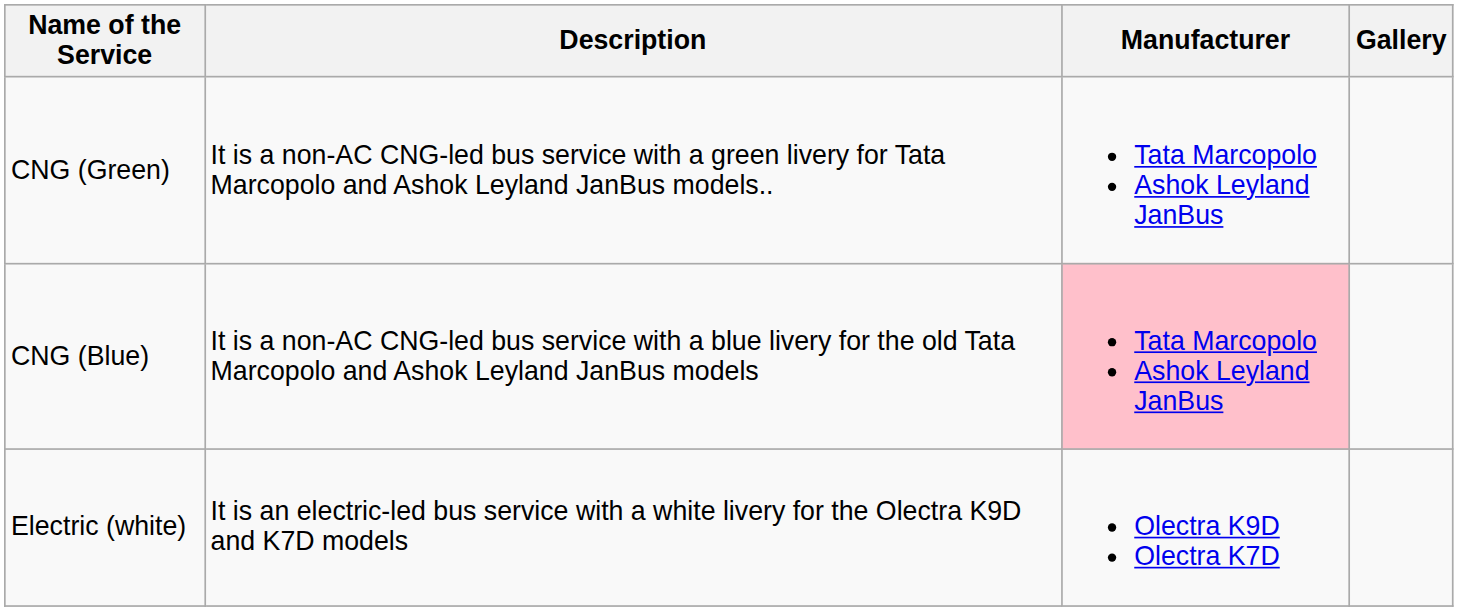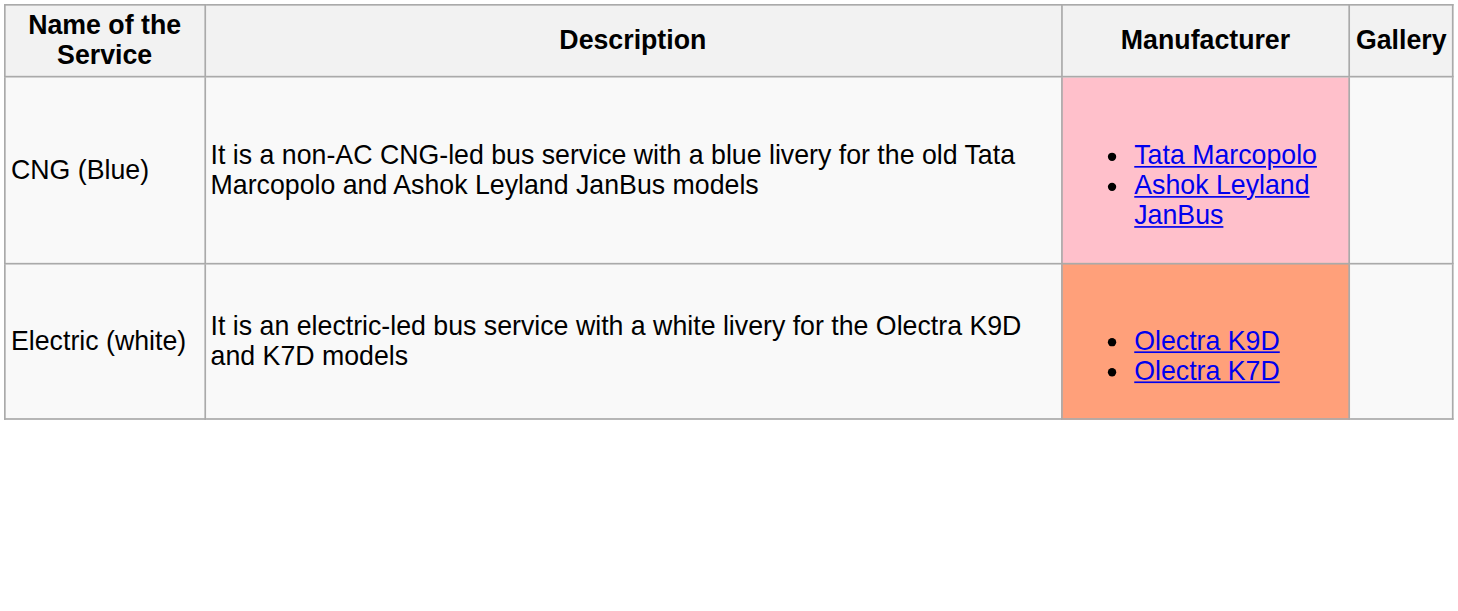- row: (90, 169)
(1206, 542) no background -> (1206, 356) lightsalmon background
